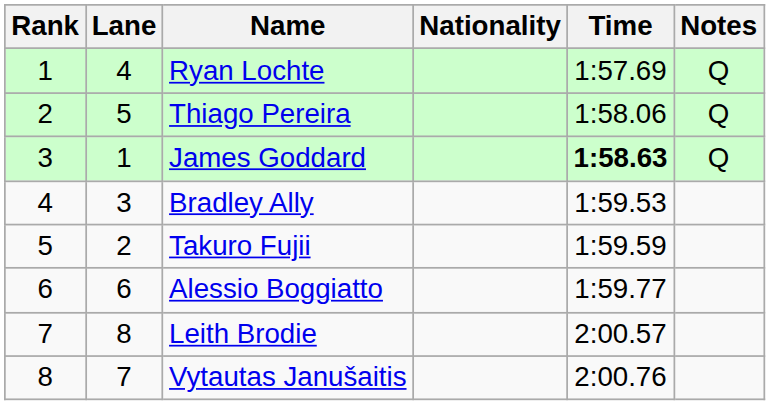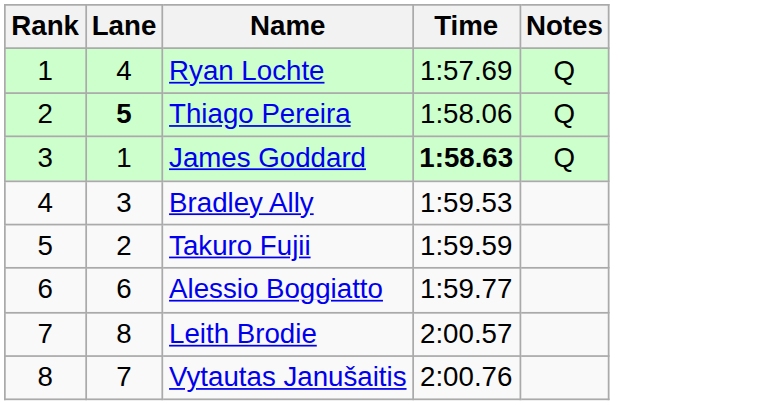- column: (490, 26)
(124, 114) normal -> (124, 114) bold
